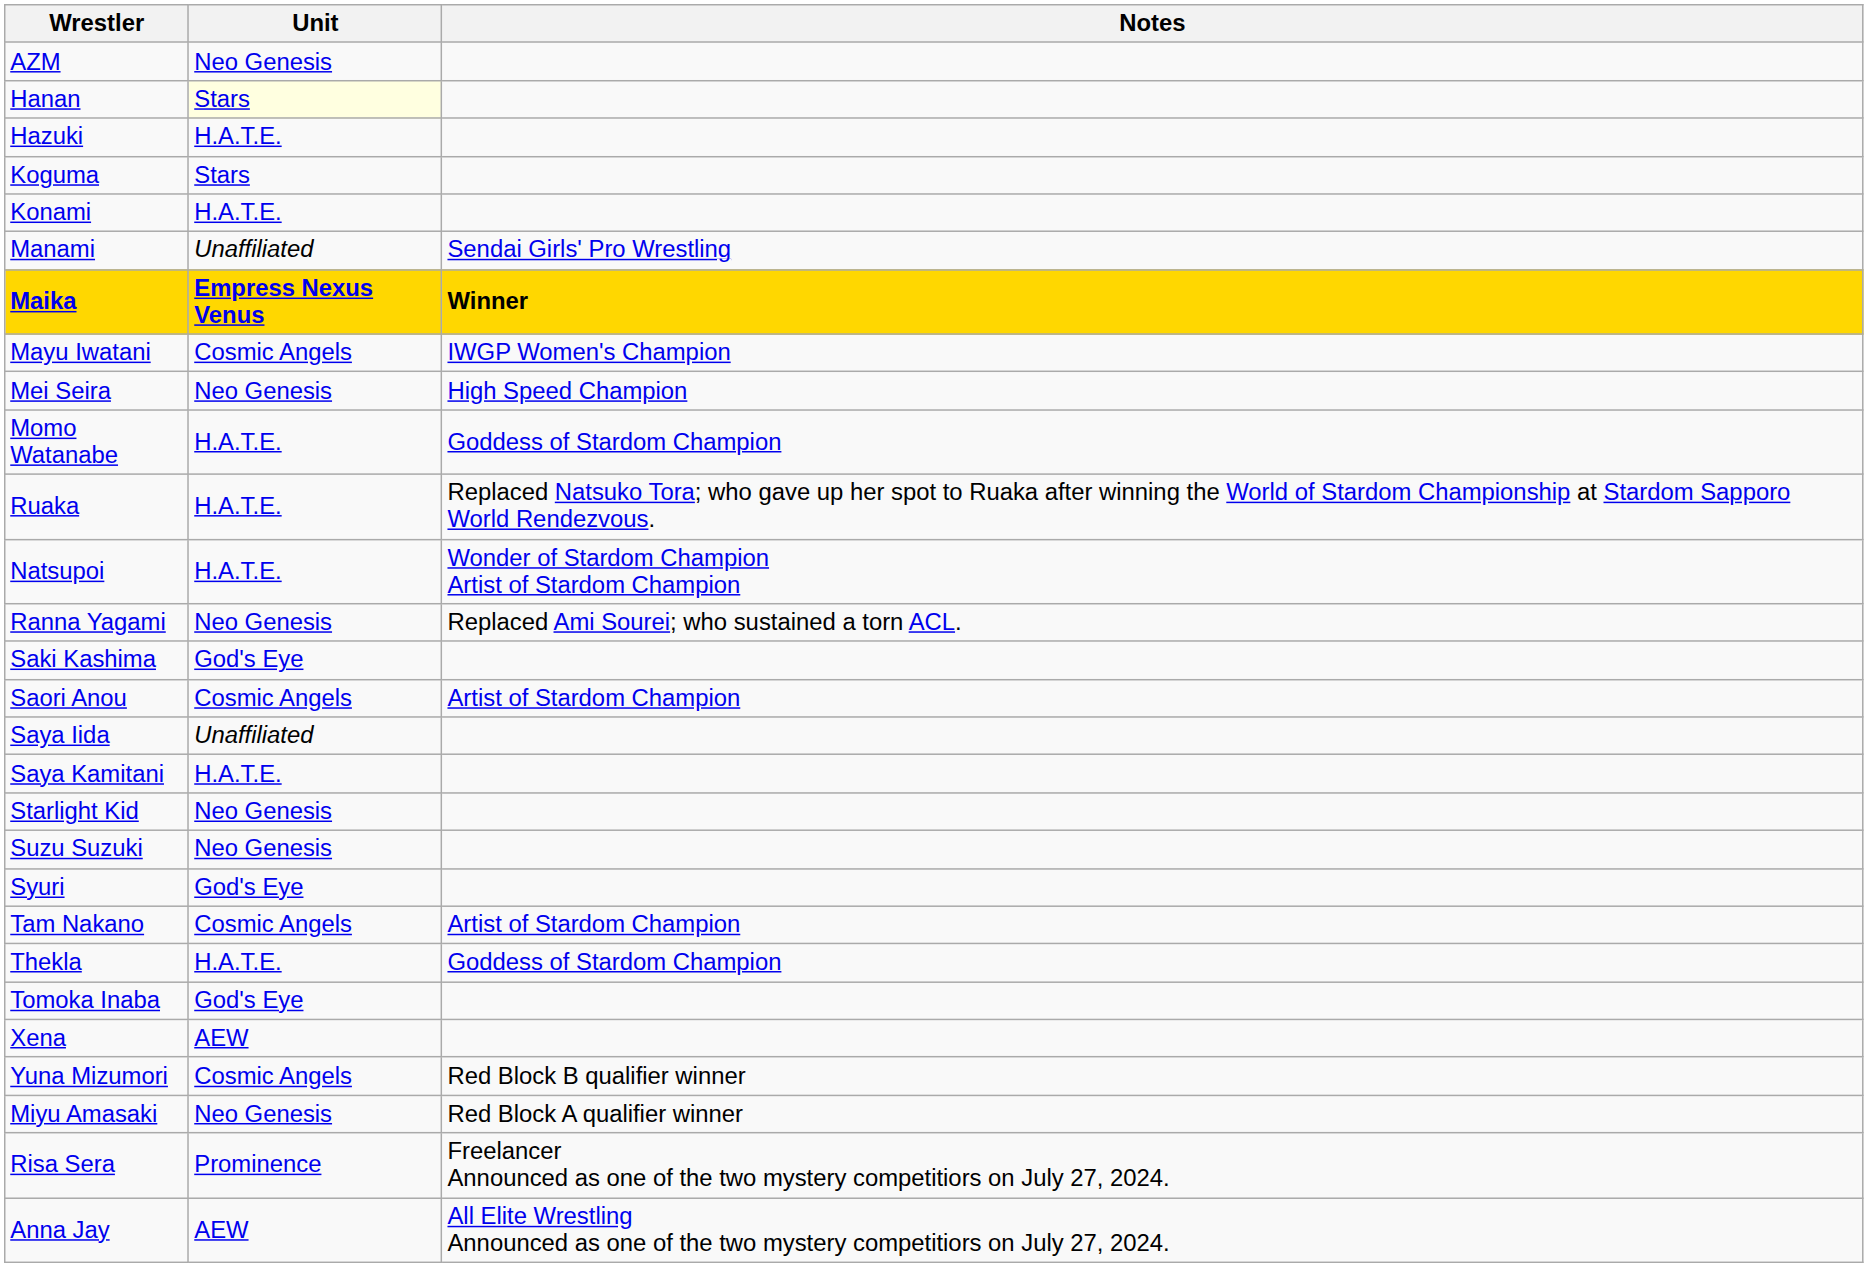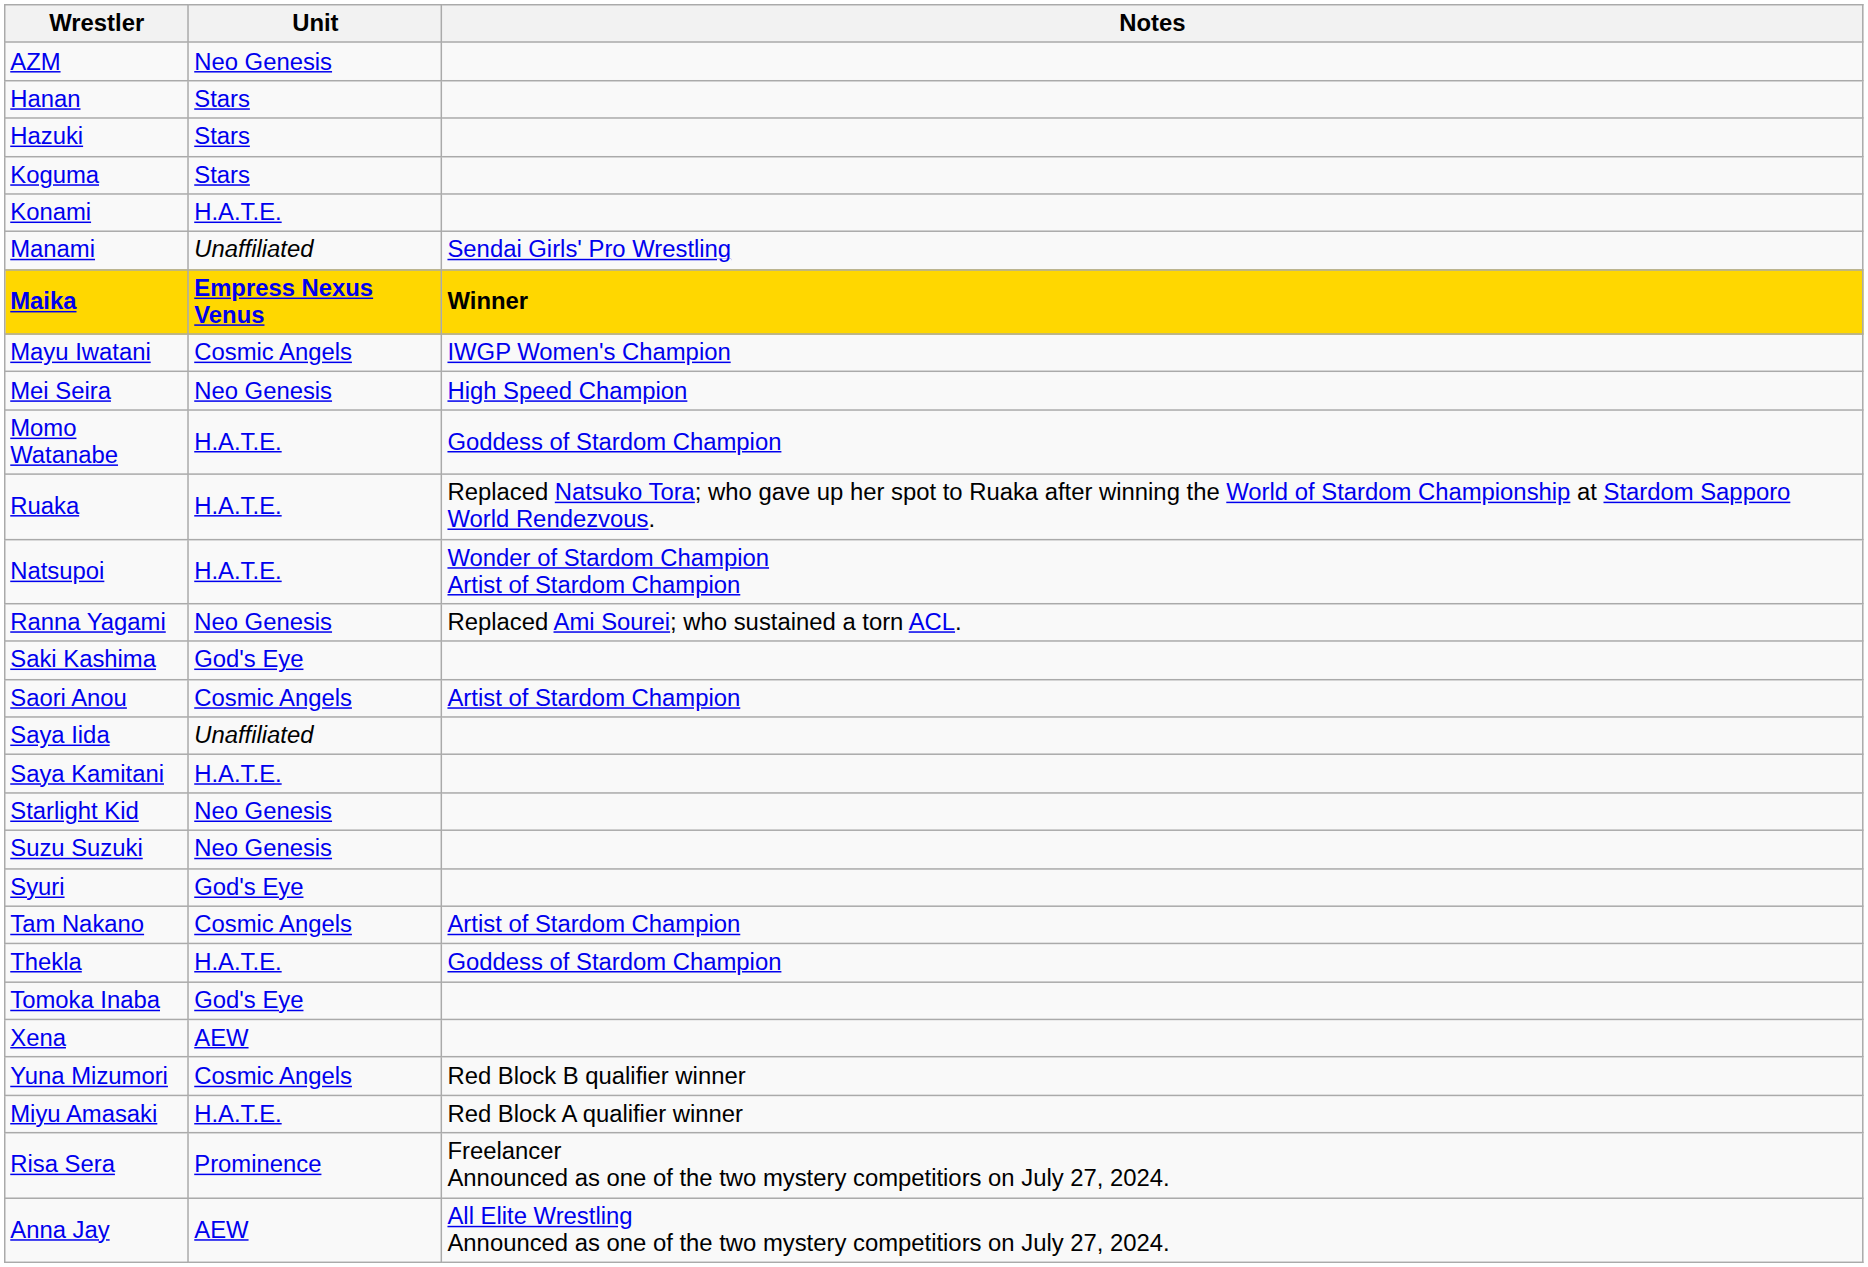(222, 99) lightyellow background -> (222, 99) no background
(238, 136) H.A.T.E. -> (222, 136) Stars
(263, 1113) Neo Genesis -> (238, 1113) H.A.T.E.
